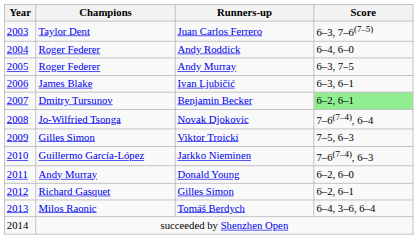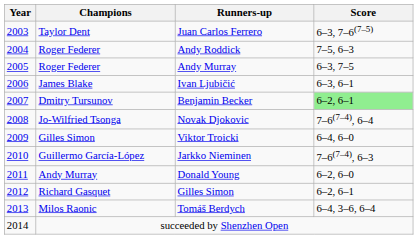(335, 49) 6–4, 6–0 -> (335, 49) 7–5, 6–3
(335, 137) 7–5, 6–3 -> (335, 137) 6–4, 6–0
